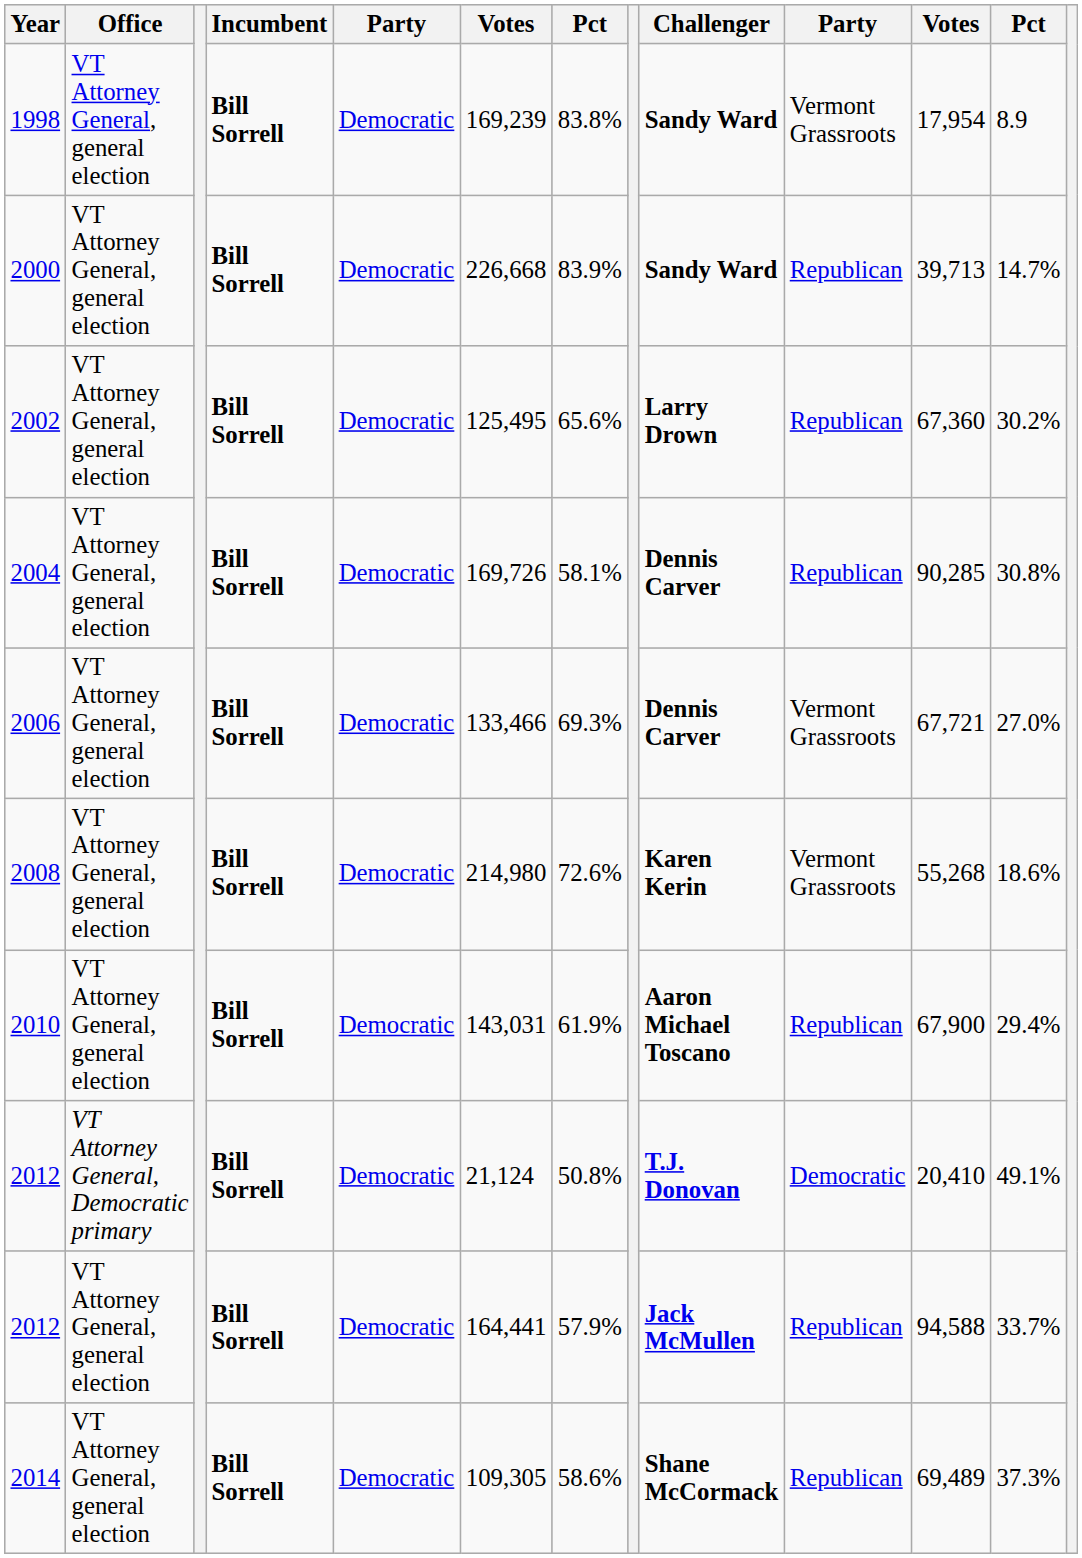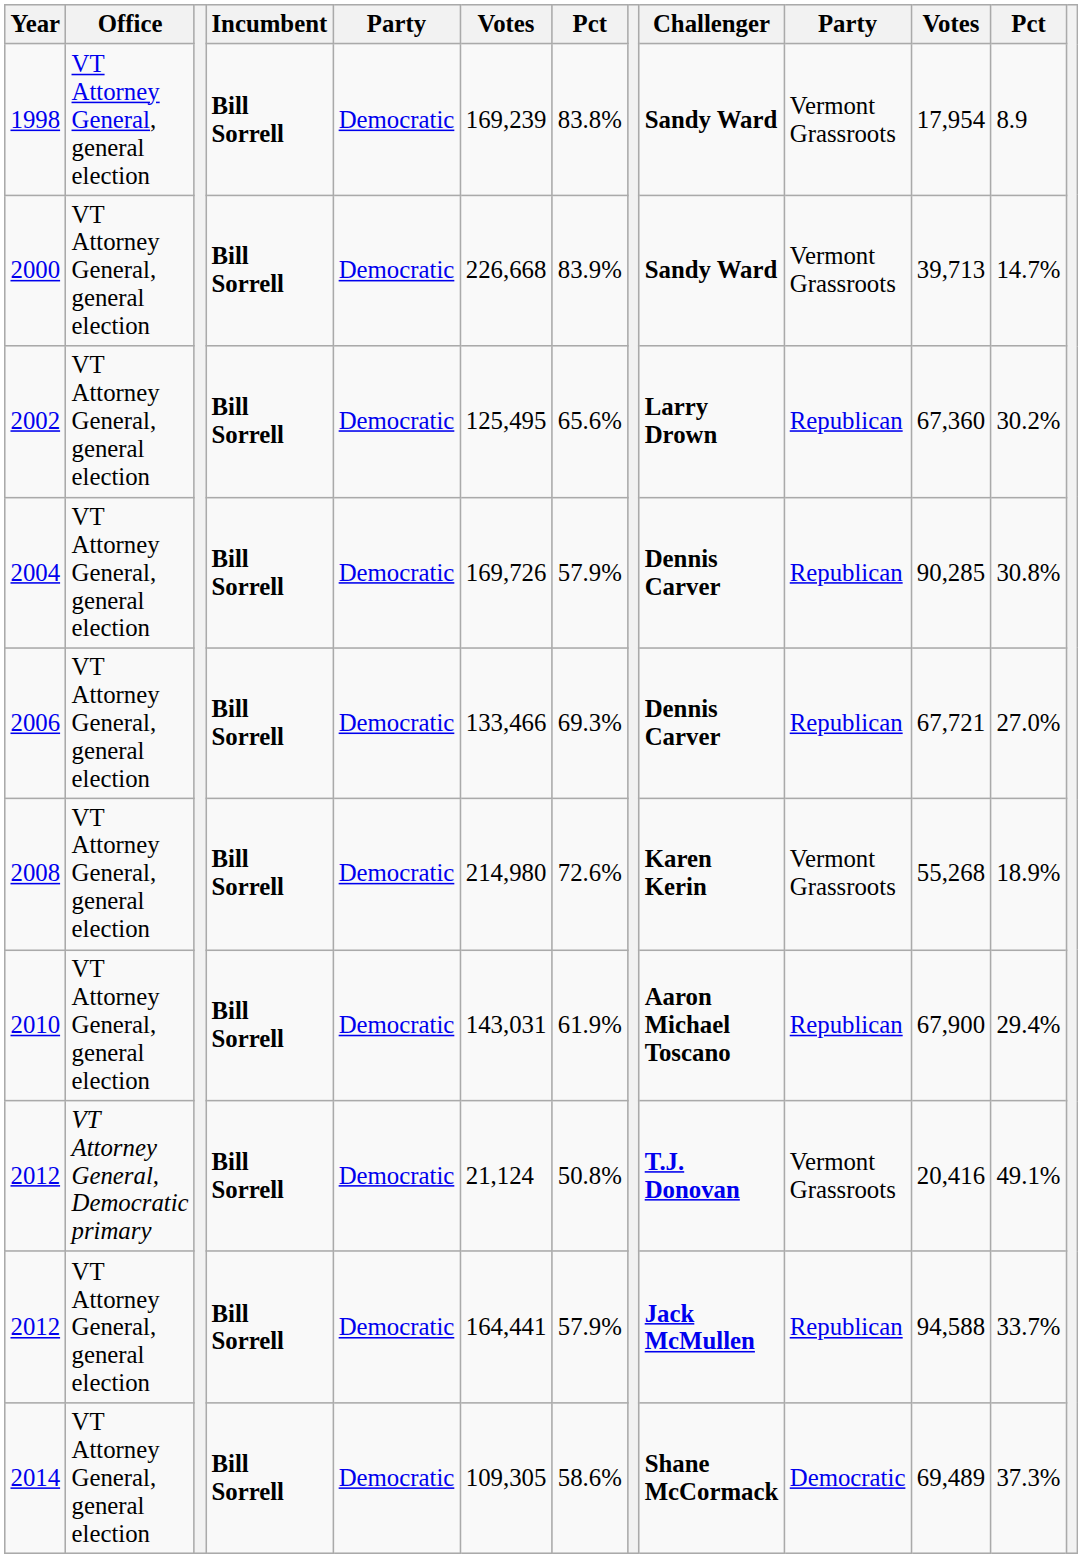(846, 270) Republican -> (843, 270) Vermont Grassroots
(590, 572) 58.1% -> (590, 572) 57.9%
(843, 723) Vermont Grassroots -> (846, 723) Republican
(1028, 873) 18.6% -> (1028, 873) 18.9%
(848, 1175) Democratic -> (843, 1175) Vermont Grassroots
(951, 1175) 20,410 -> (951, 1175) 20,416
(846, 1477) Republican -> (848, 1477) Democratic
